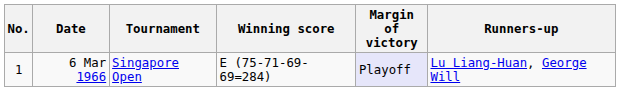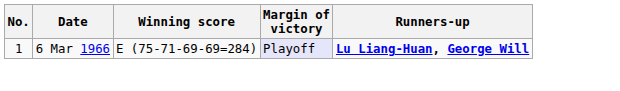- column: (163, 29)
(509, 70) normal -> (433, 49) bold
